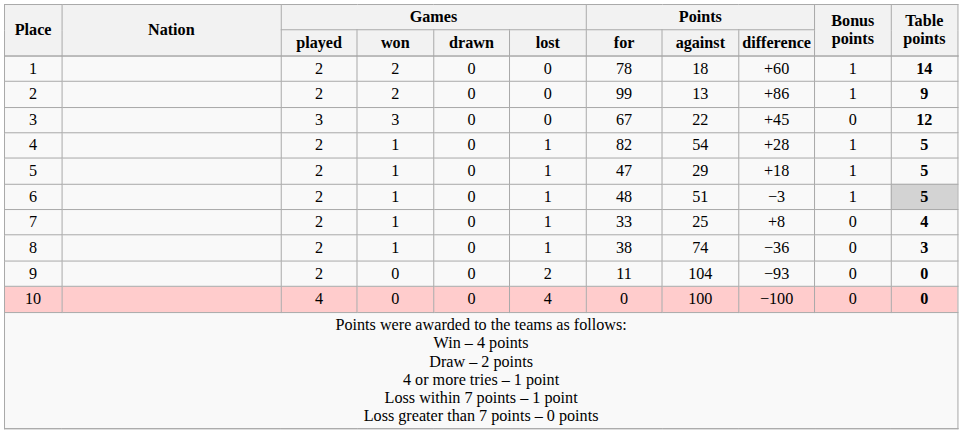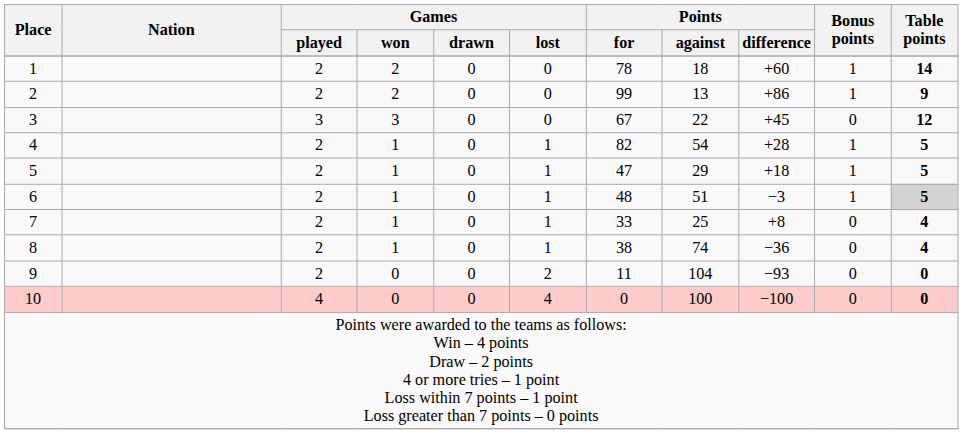(924, 247) 3 -> (924, 247) 4
